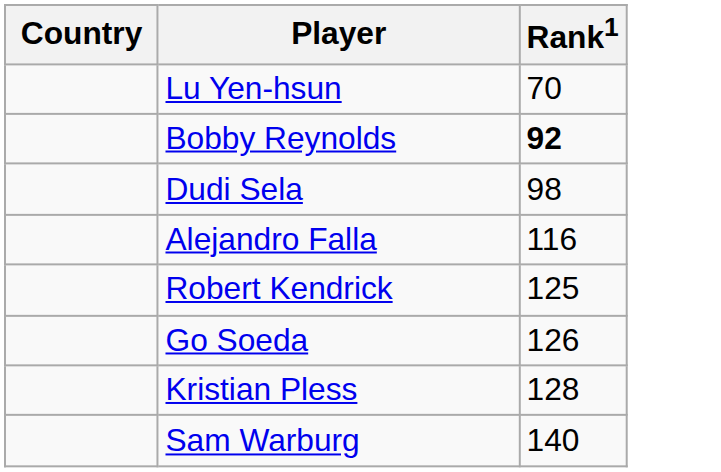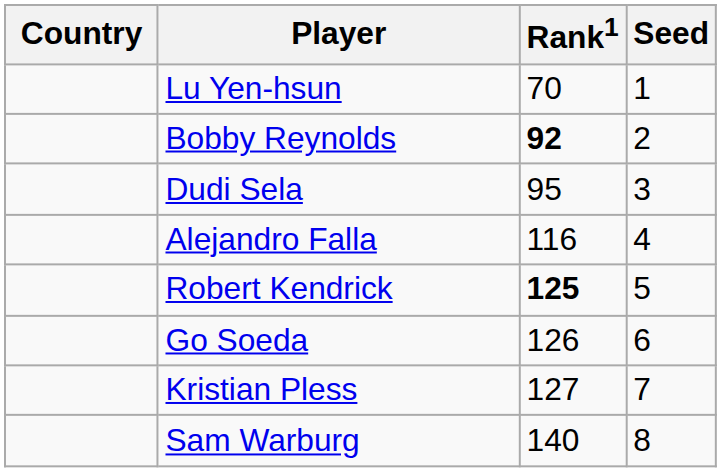+ column: (671, 33)
(544, 188) 98 -> (544, 188) 95
(553, 289) normal -> (553, 289) bold
(553, 389) 128 -> (553, 389) 127
